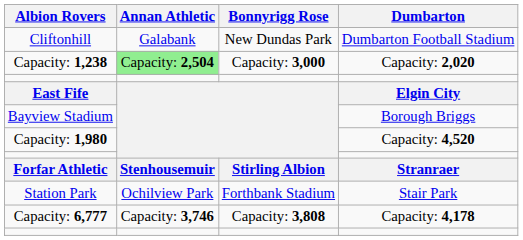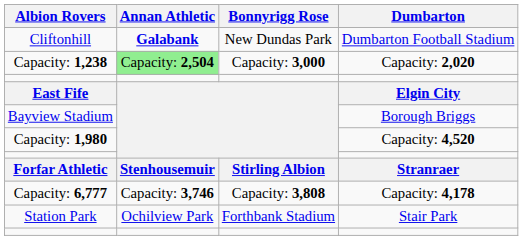(167, 39) normal -> (167, 39) bold
rows swapped: (60, 193) <-> (60, 216)
